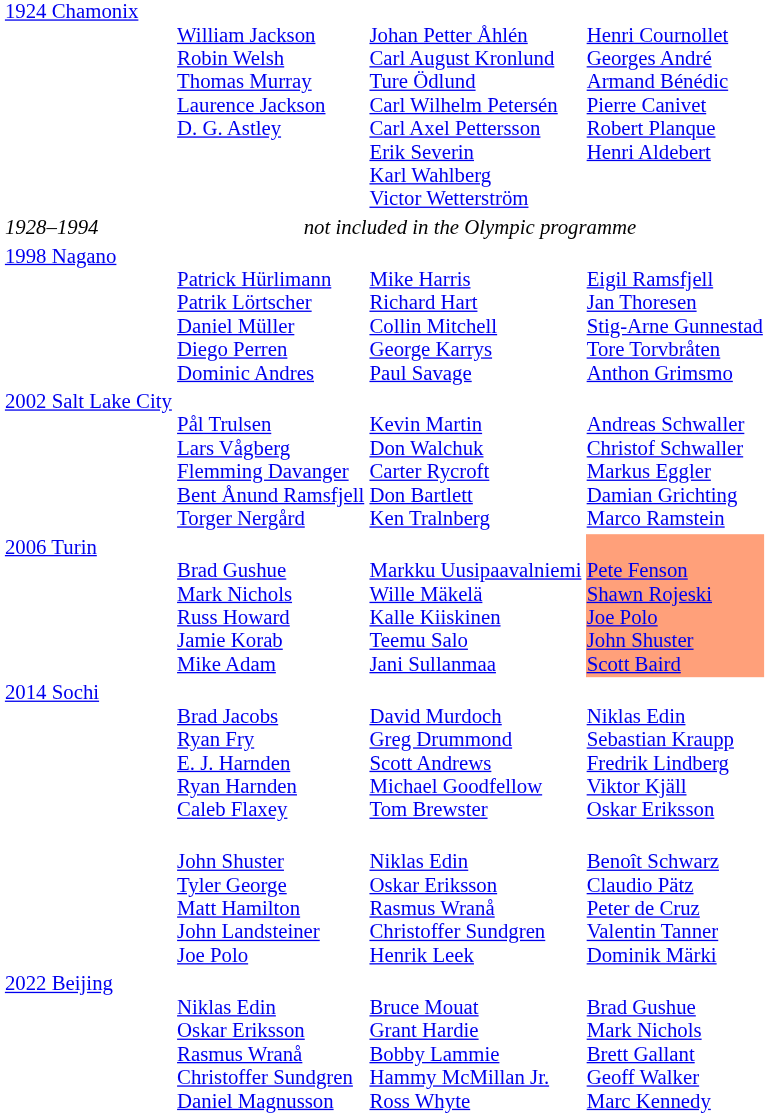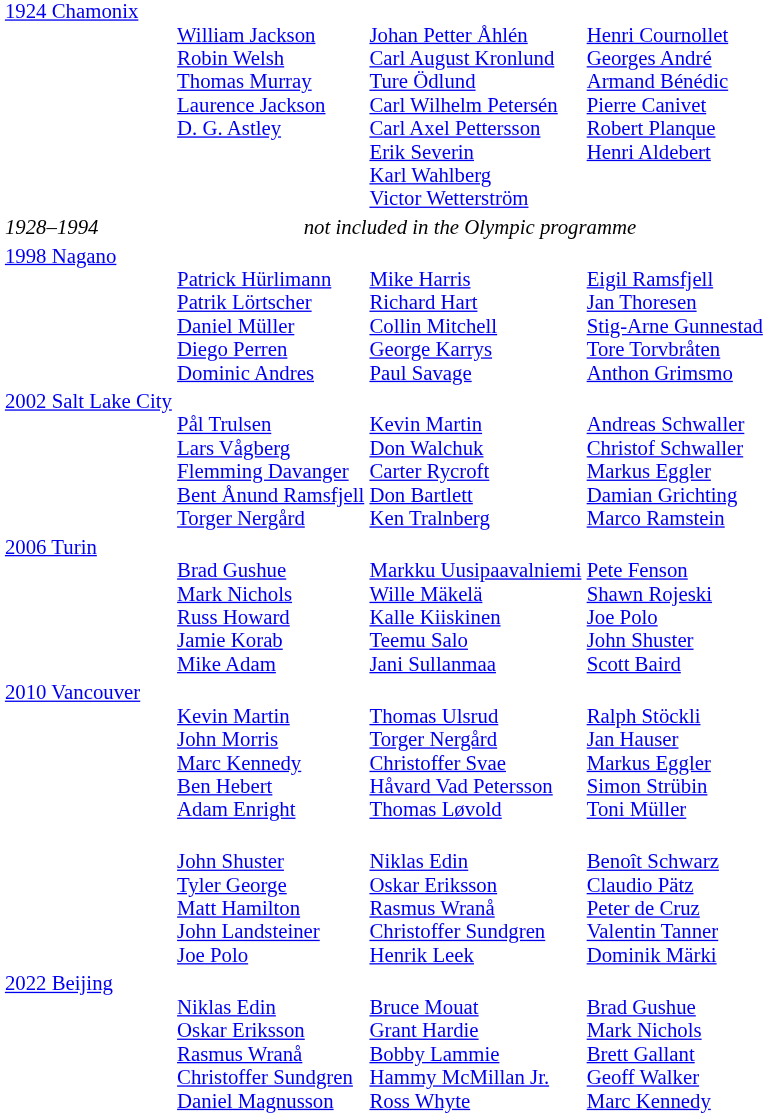(649, 617) lightsalmon background -> (649, 617) no background
+ row: (73, 692)
- row: (52, 692)
